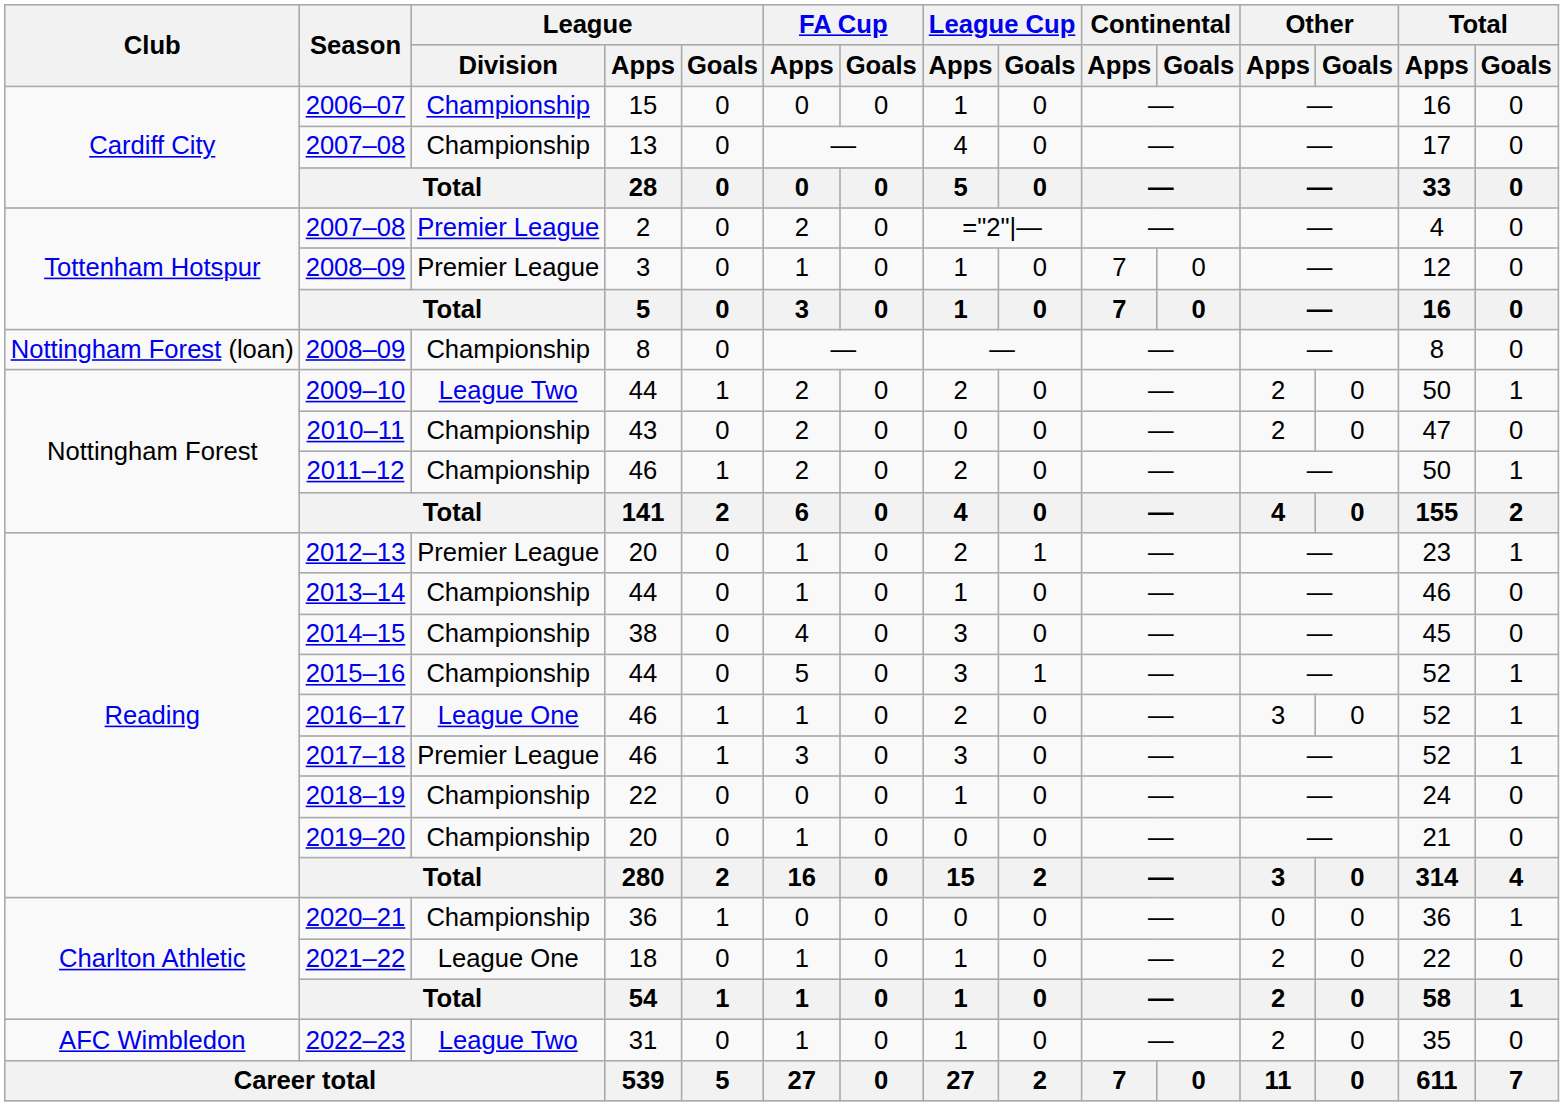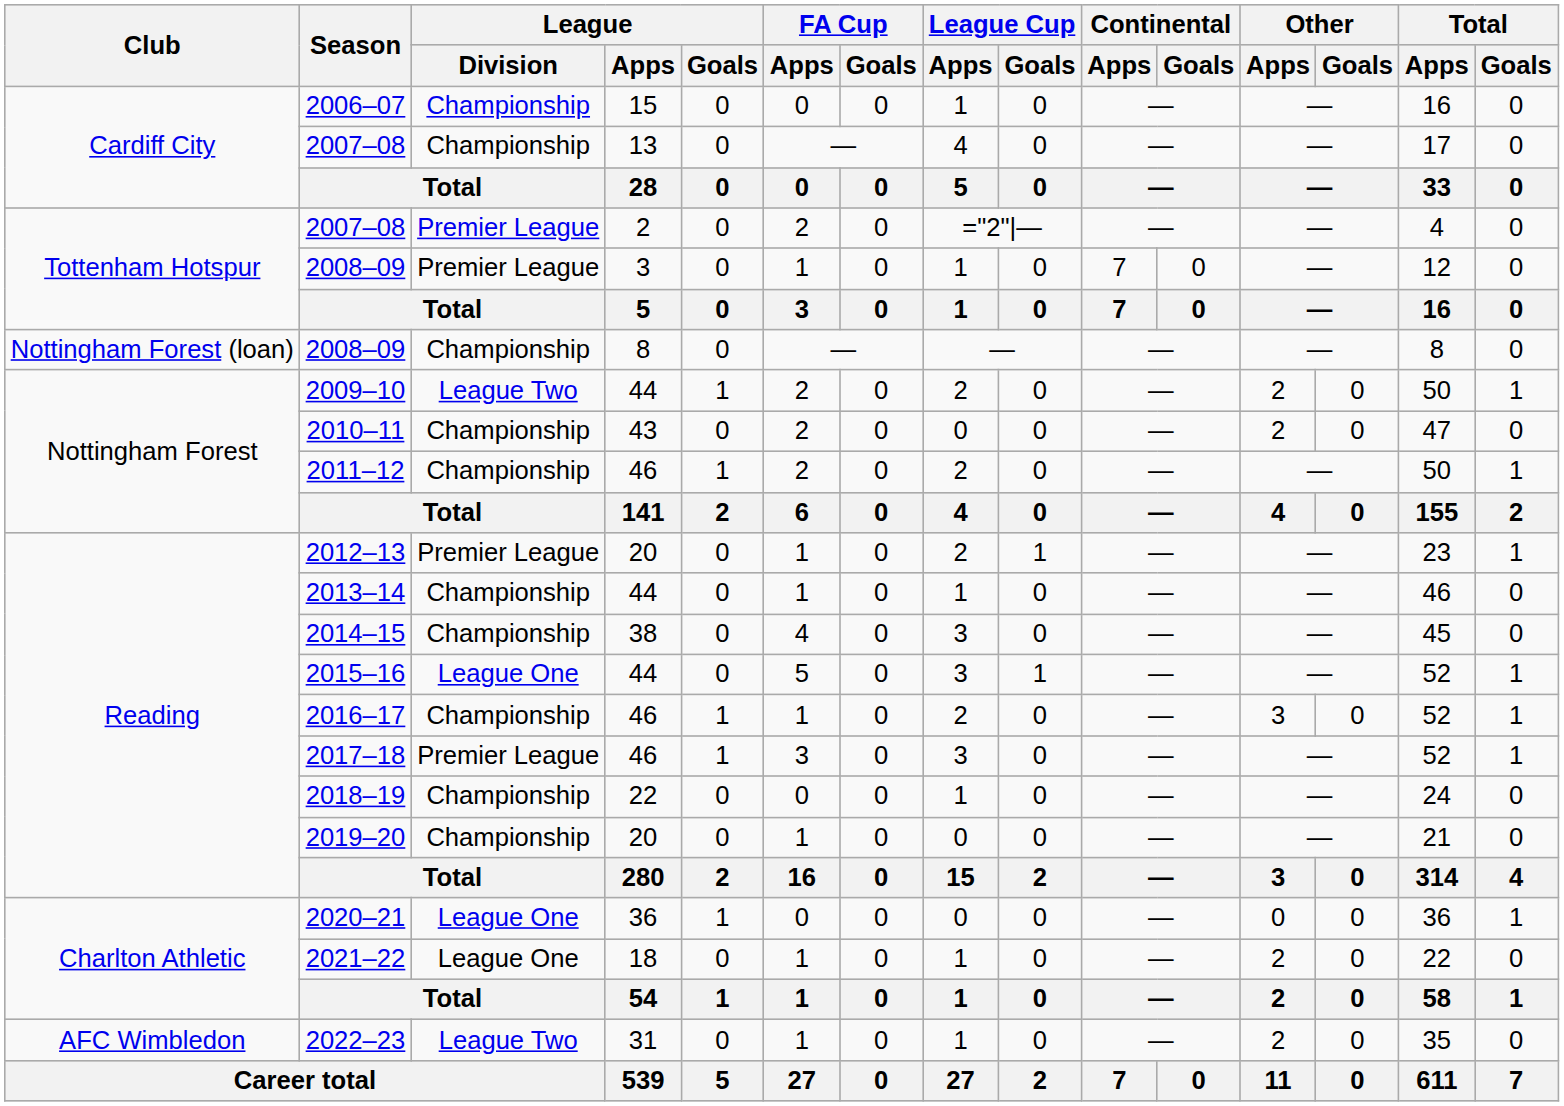(508, 674) Championship -> (508, 674) League One
(508, 715) League One -> (508, 715) Championship
(508, 918) Championship -> (508, 918) League One
